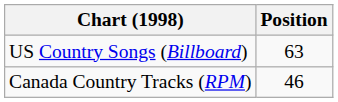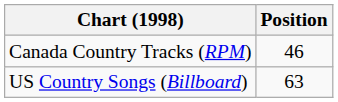rows swapped: (130, 81) <-> (128, 50)
